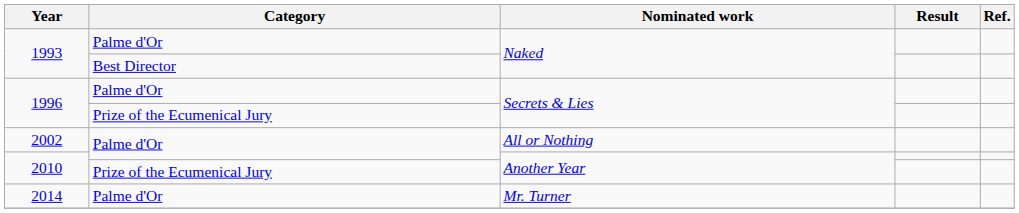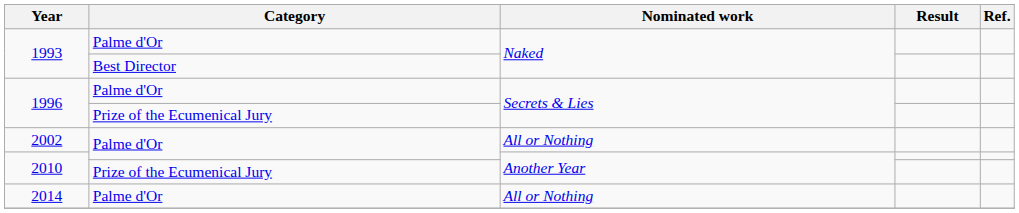(537, 196) Mr. Turner -> (548, 196) All or Nothing
